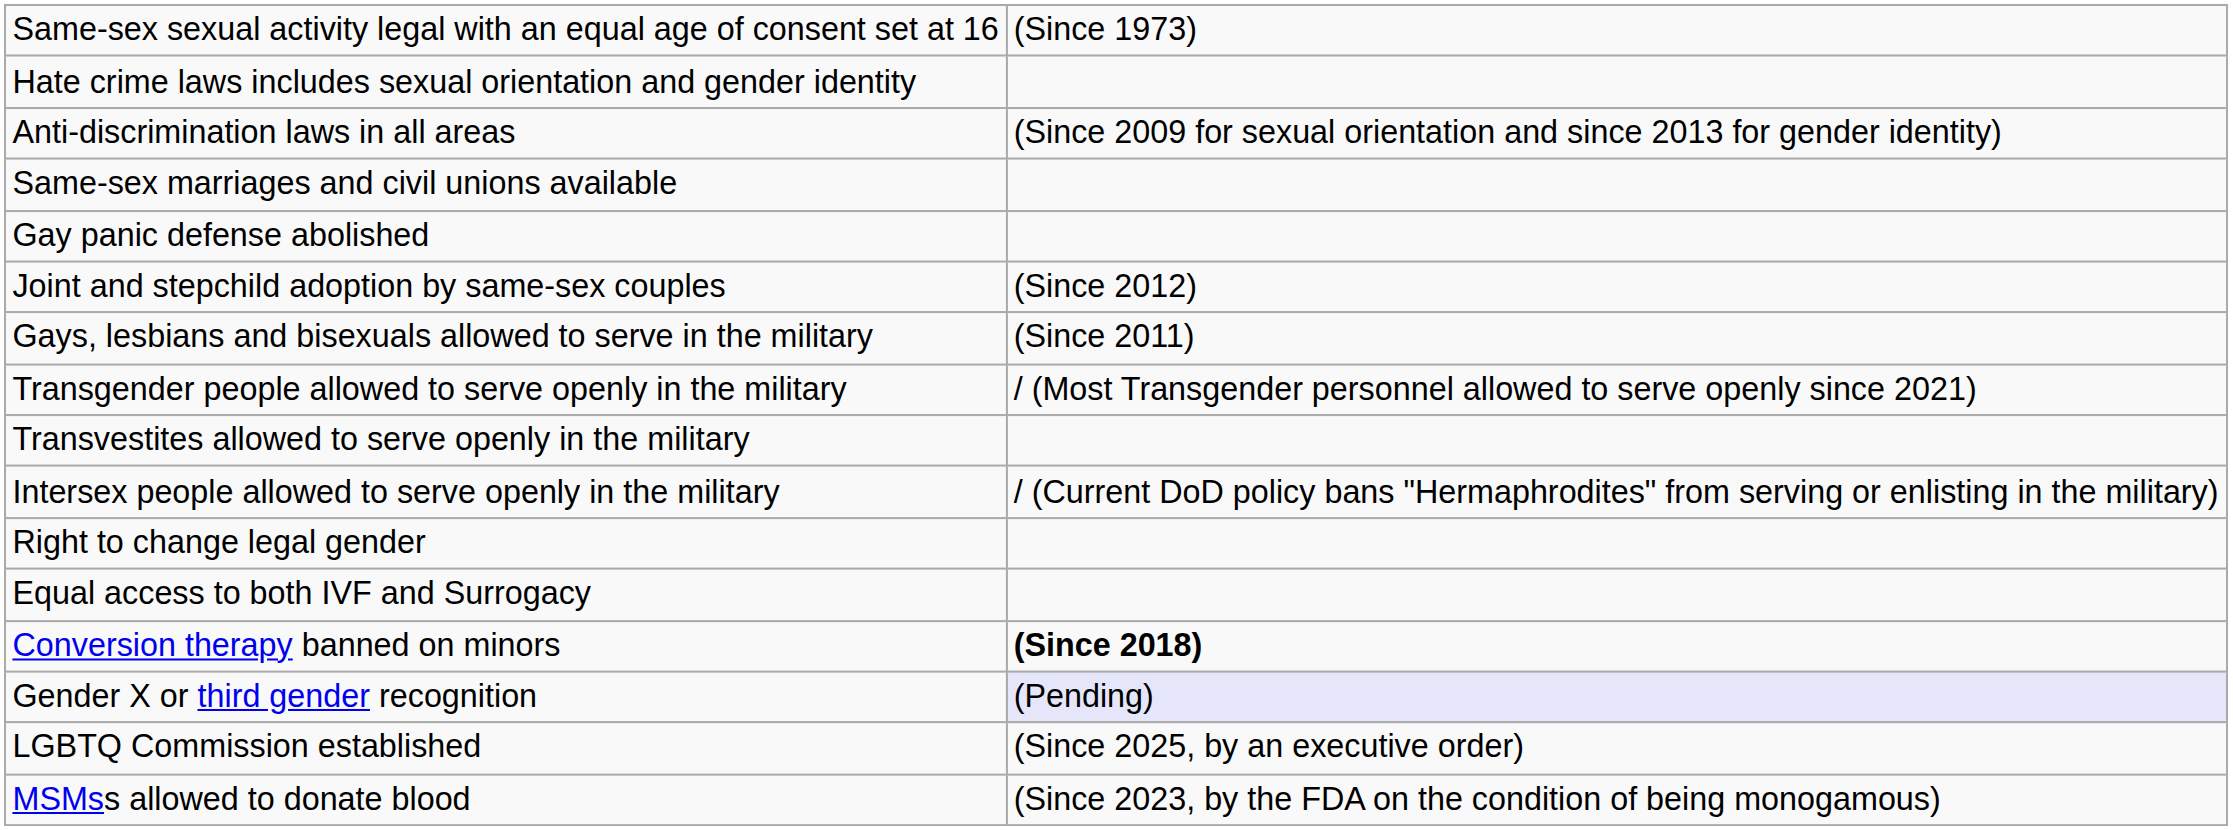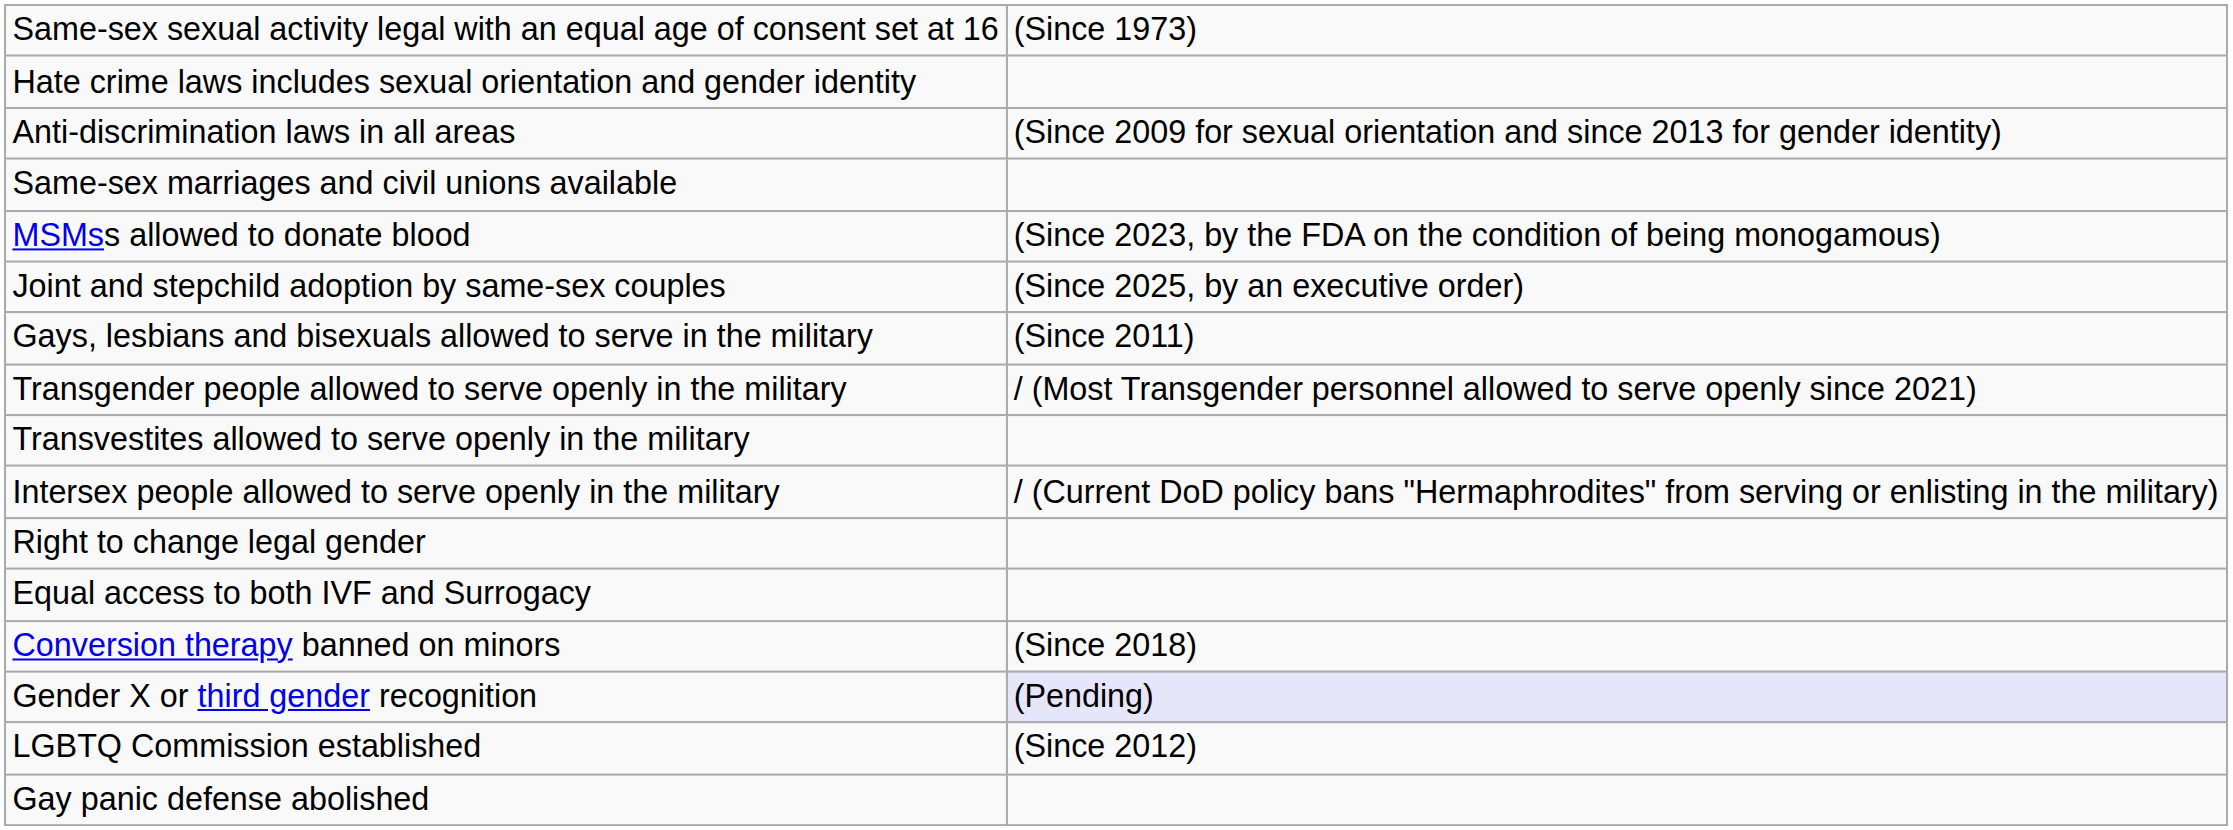rows swapped: (221, 235) <-> (242, 798)
(1105, 286) (Since 2012) -> (1269, 286) (Since 2025, by an executive order)
(1108, 645) bold -> (1105, 645) normal
(1269, 747) (Since 2025, by an executive order) -> (1105, 747) (Since 2012)
